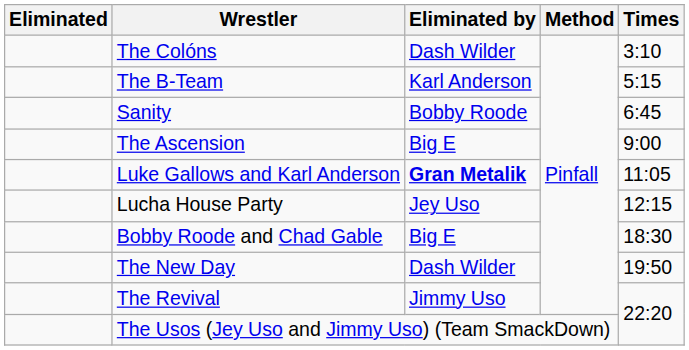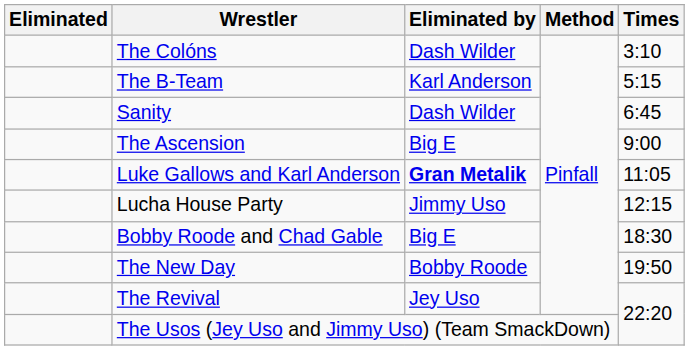(468, 112) Bobby Roode -> (462, 112) Dash Wilder
(444, 205) Jey Uso -> (457, 205) Jimmy Uso
(462, 267) Dash Wilder -> (468, 267) Bobby Roode
(457, 298) Jimmy Uso -> (444, 298) Jey Uso
